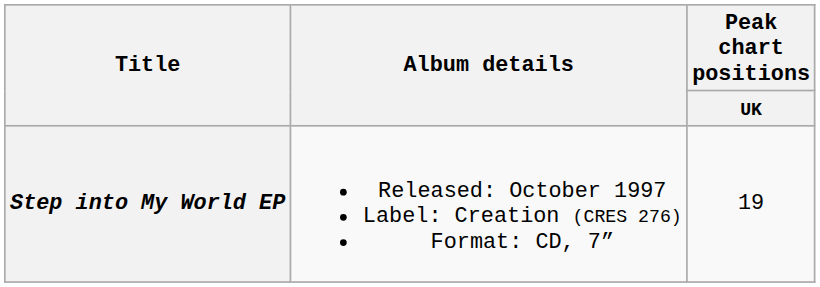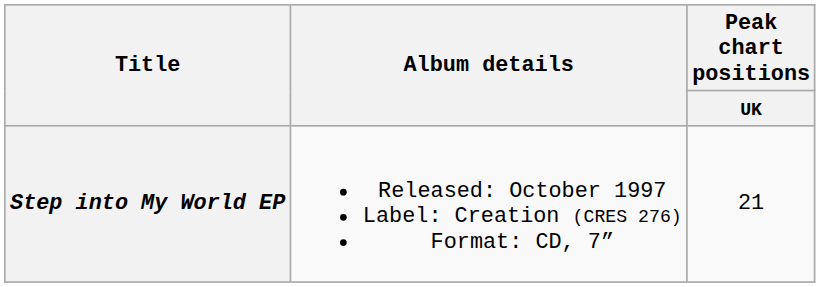(751, 204) 19 -> (751, 204) 21
